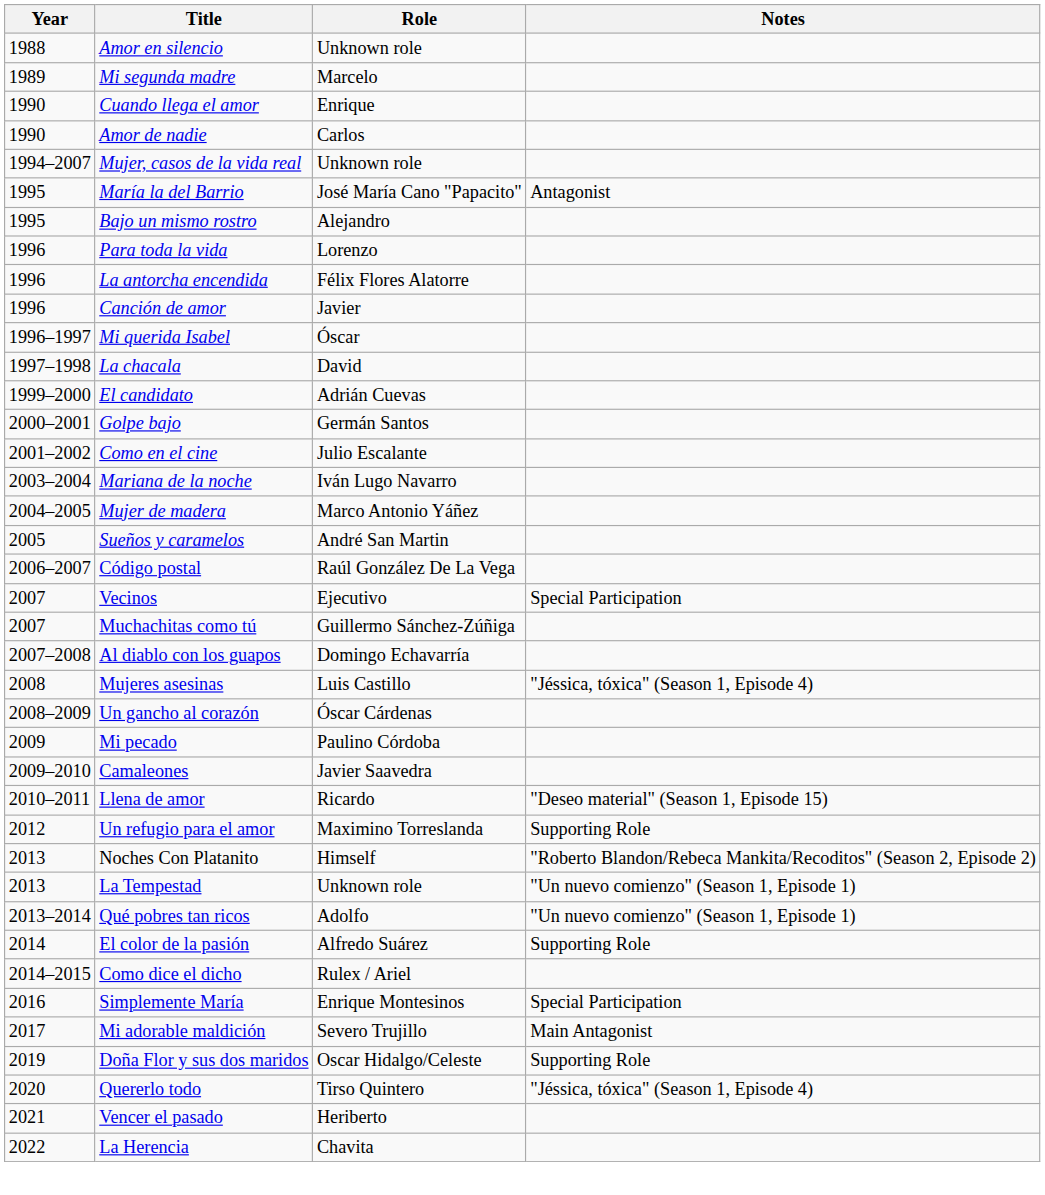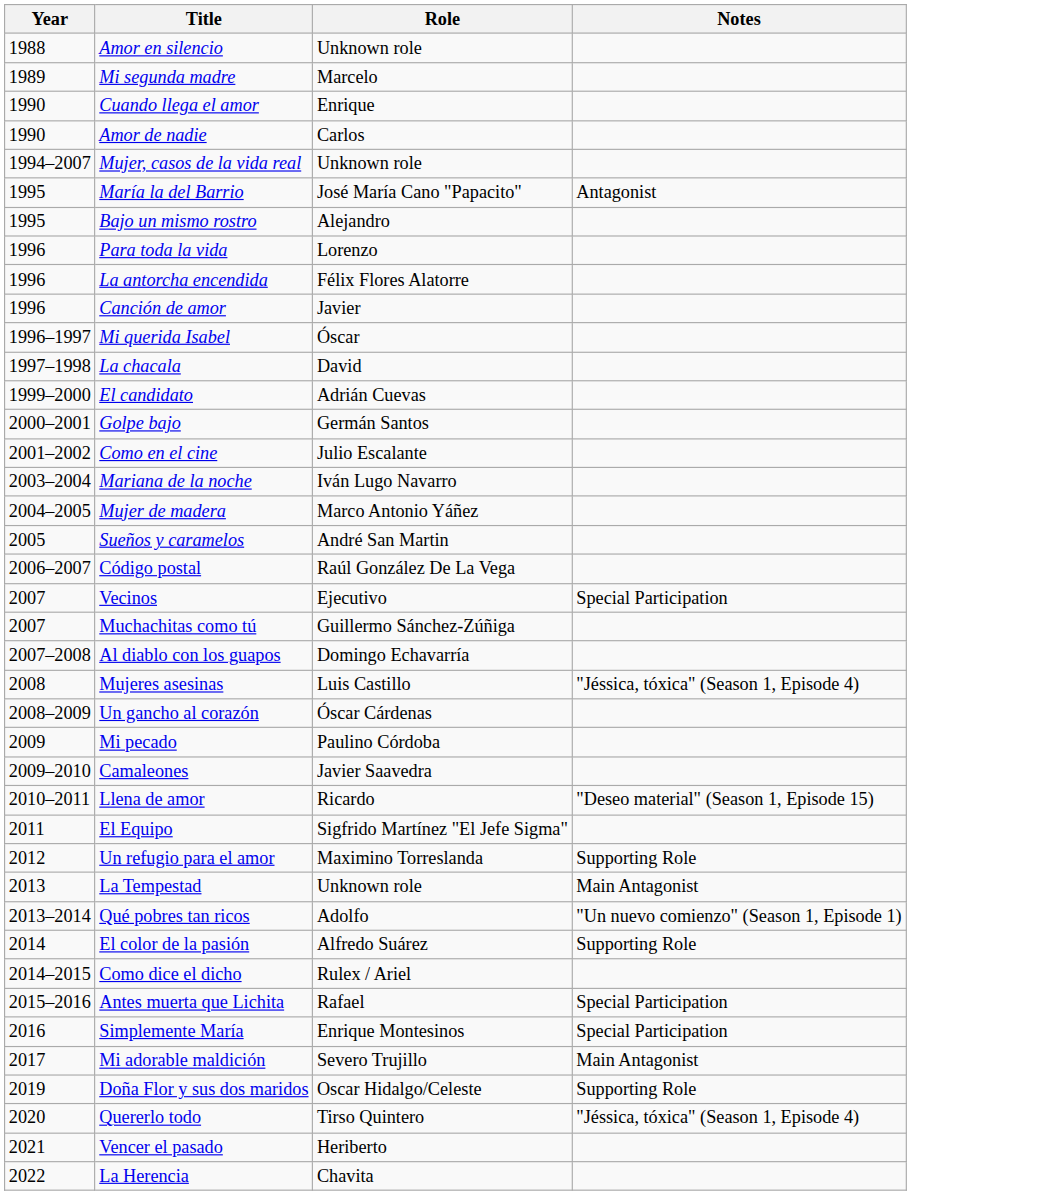+ row: (136, 828)
- row: (179, 857)
(693, 886) "Un nuevo comienzo" (Season 1, Episode 1) -> (637, 886) Main Antagonist
+ row: (192, 1002)
